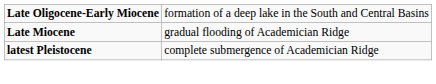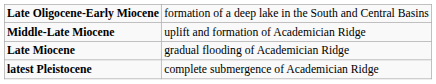+ row: (61, 32)
